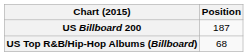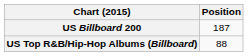(221, 43) 68 -> (221, 43) 88
